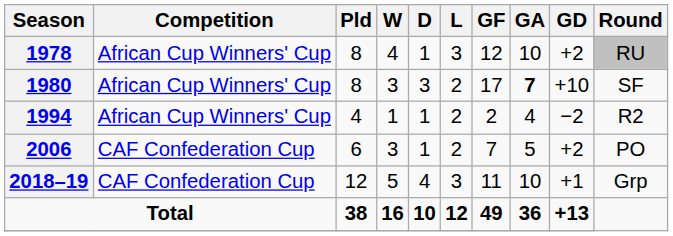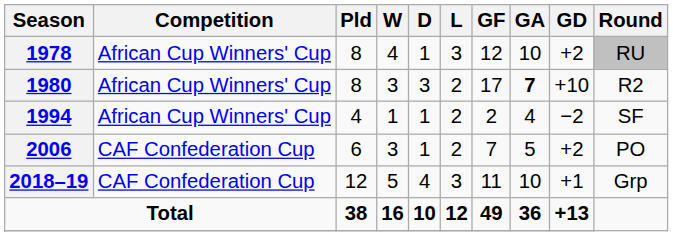(631, 85) SF -> (631, 85) R2
(631, 117) R2 -> (631, 117) SF
